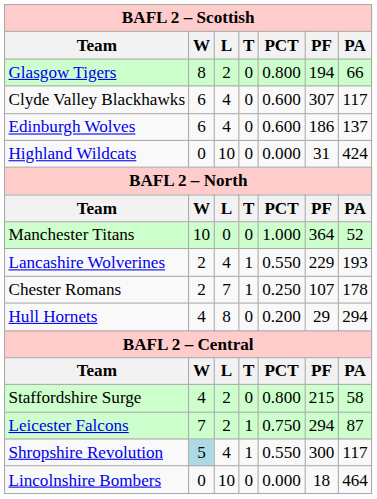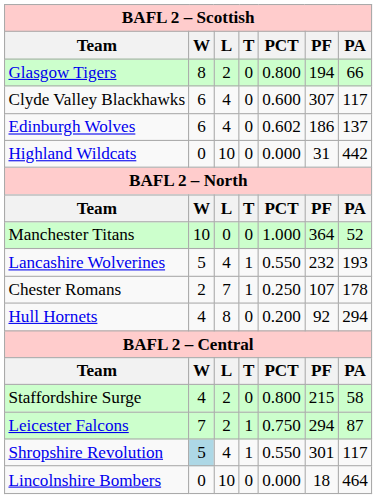(282, 126) 0.600 -> (282, 126) 0.602
(355, 153) 424 -> (355, 153) 442
(201, 262) 2 -> (201, 262) 5
(322, 262) 229 -> (322, 262) 232
(322, 316) 29 -> (322, 316) 92
(322, 452) 300 -> (322, 452) 301
